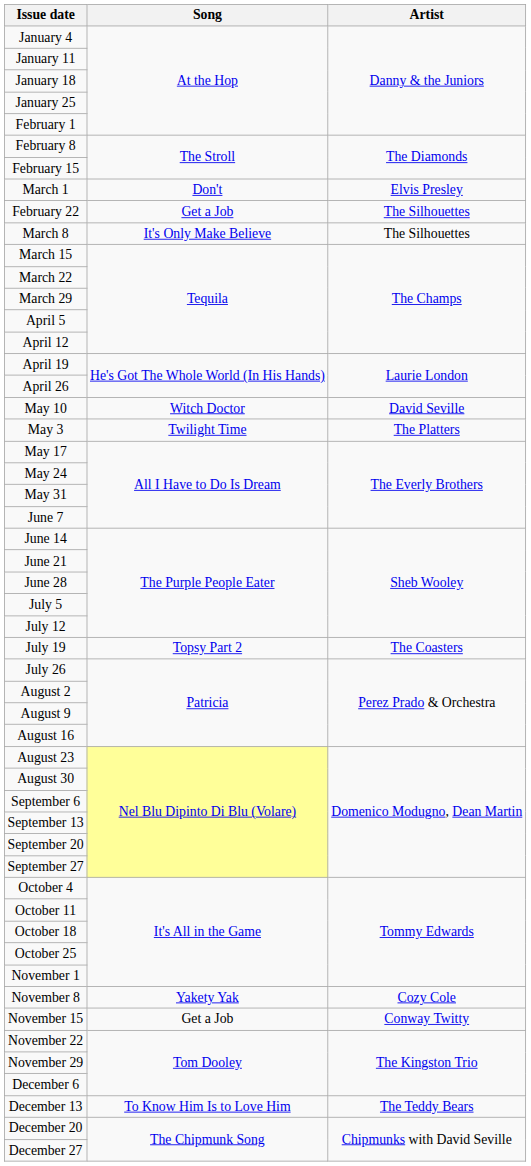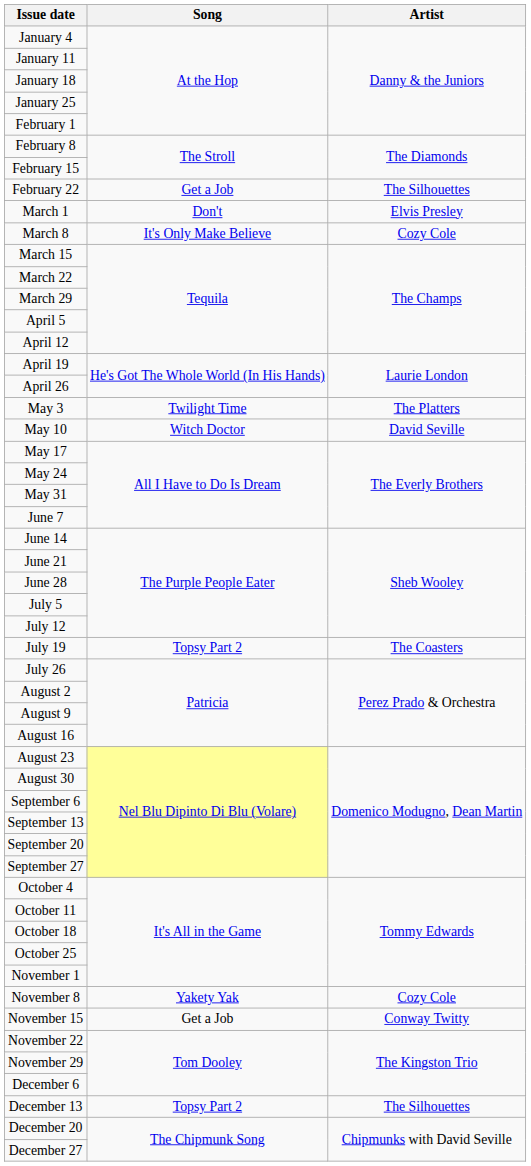rows swapped: (46, 211) <-> (46, 189)
(427, 233) The Silhouettes -> (427, 233) Cozy Cole
rows swapped: (46, 430) <-> (46, 408)
(207, 1106) To Know Him Is to Love Him -> (207, 1106) Topsy Part 2
(427, 1106) The Teddy Bears -> (427, 1106) The Silhouettes
